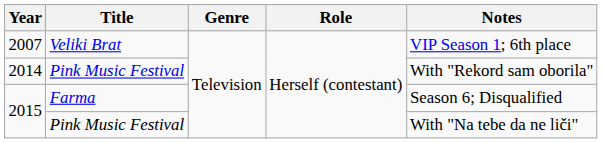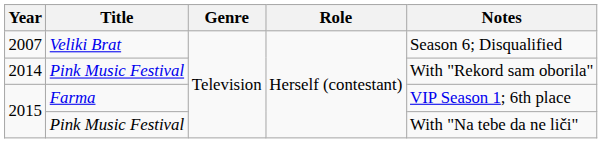(490, 44) VIP Season 1; 6th place -> (486, 44) Season 6; Disqualified
(486, 97) Season 6; Disqualified -> (490, 97) VIP Season 1; 6th place
